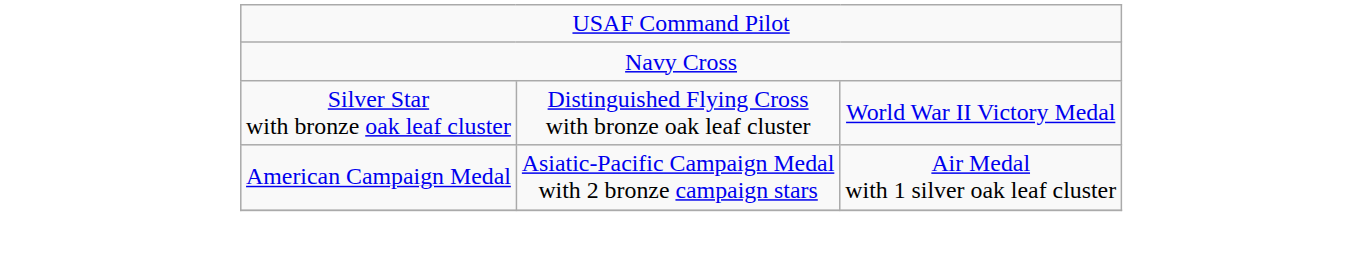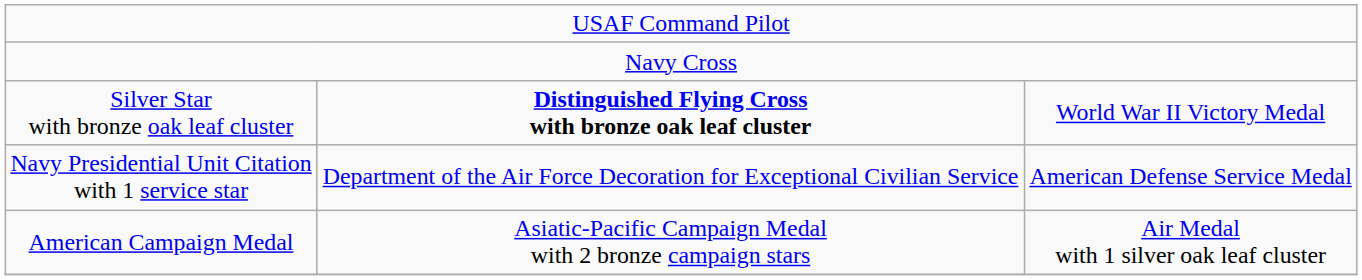(678, 112) normal -> (671, 112) bold
+ row: (161, 177)
